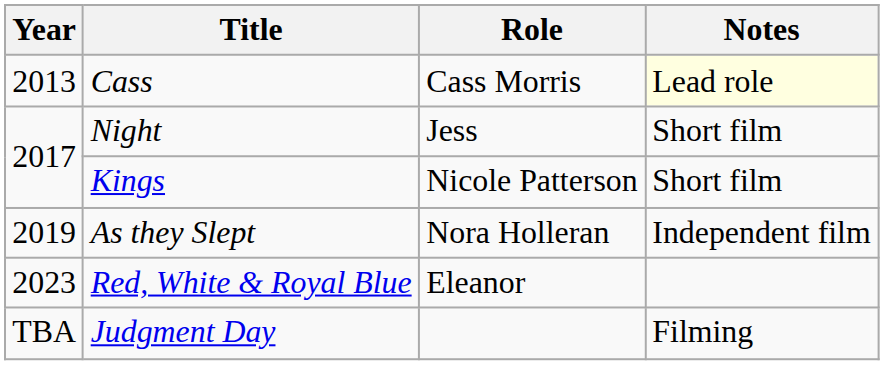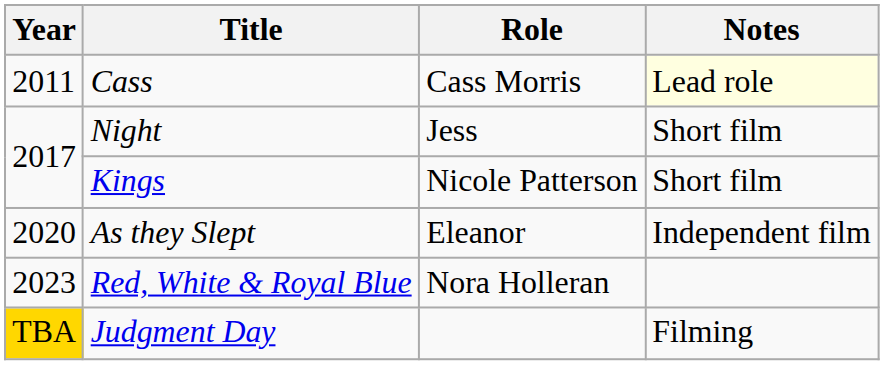(44, 80) 2013 -> (44, 80) 2011
(44, 231) 2019 -> (44, 231) 2020
(518, 231) Nora Holleran -> (476, 231) Eleanor
(476, 282) Eleanor -> (518, 282) Nora Holleran
(44, 332) no background -> (44, 332) gold background
